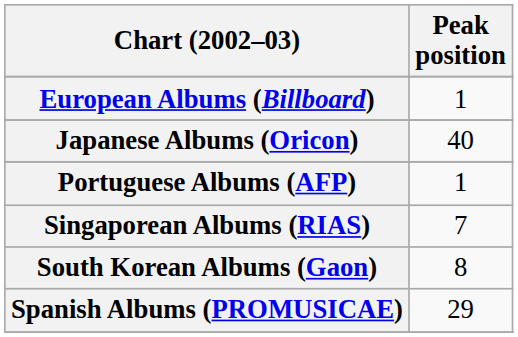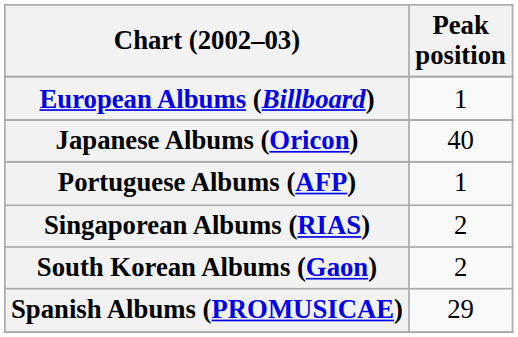(461, 225) 7 -> (461, 225) 2
(461, 267) 8 -> (461, 267) 2
